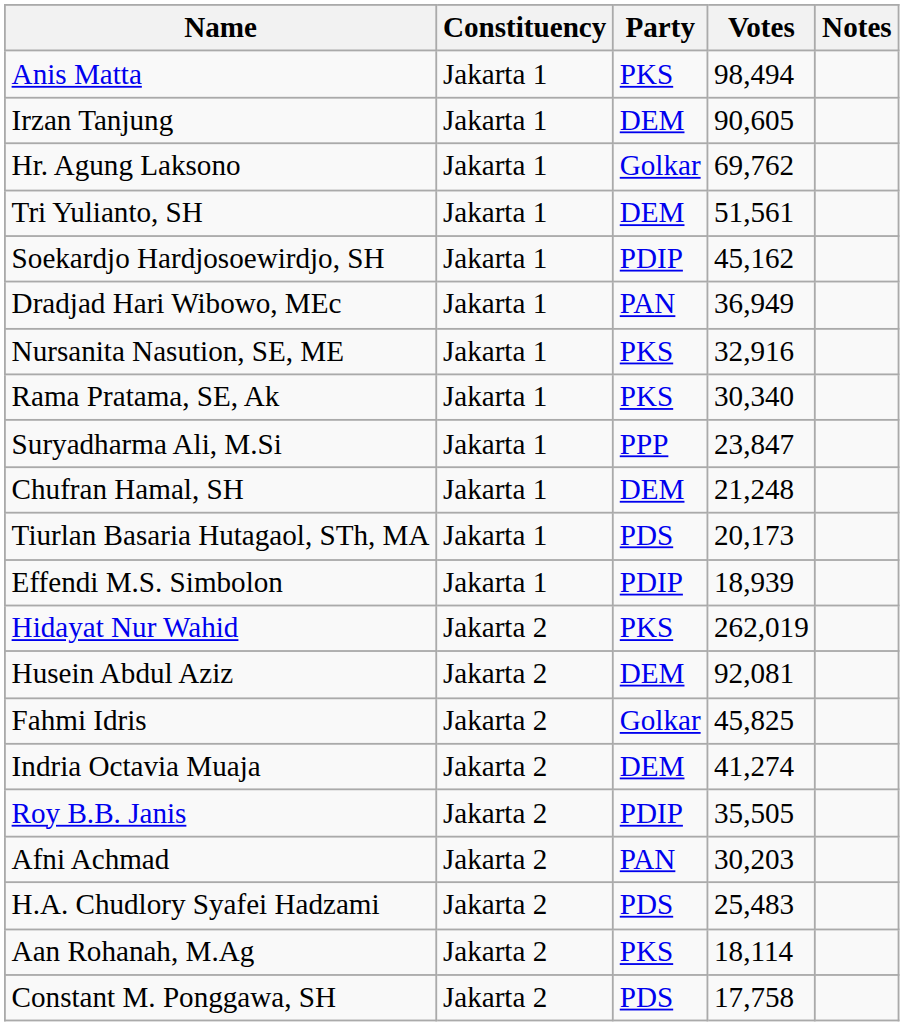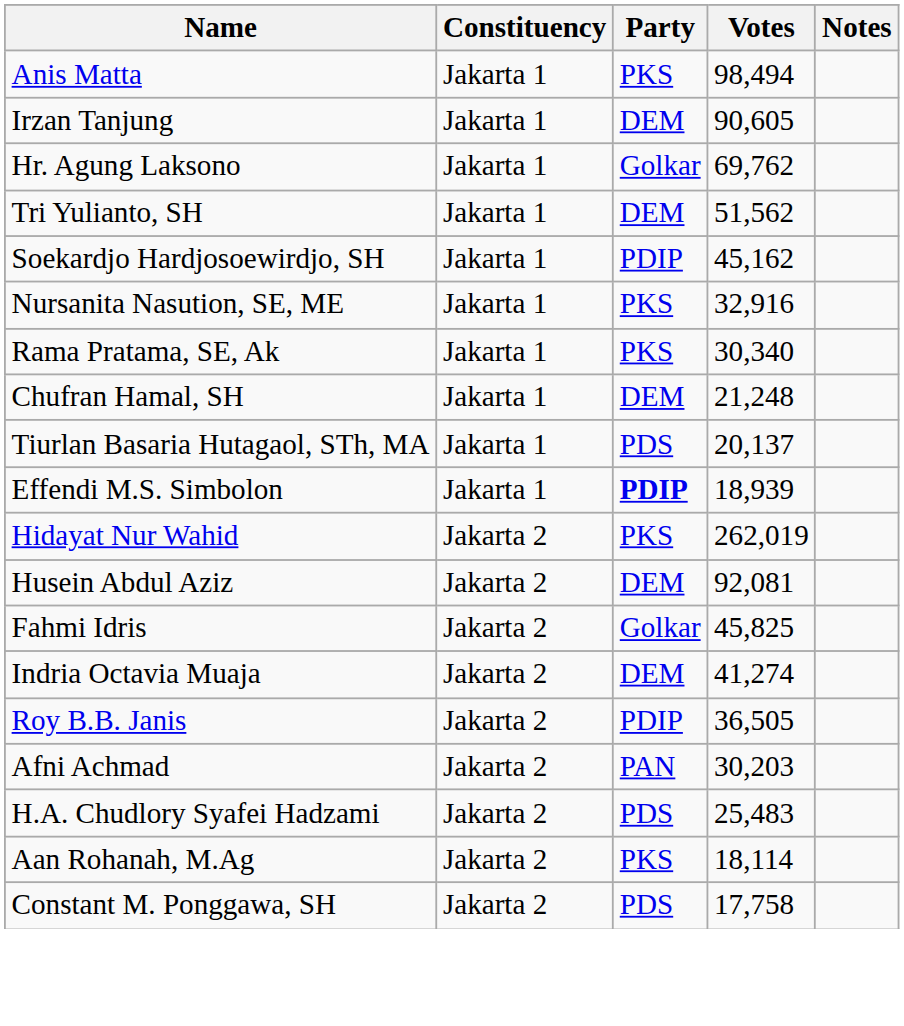(754, 212) 51,561 -> (754, 212) 51,562
- row: (177, 304)
- row: (147, 443)
(754, 535) 20,173 -> (754, 443) 20,137
(651, 581) normal -> (654, 489) bold
(754, 812) 35,505 -> (754, 720) 36,505
